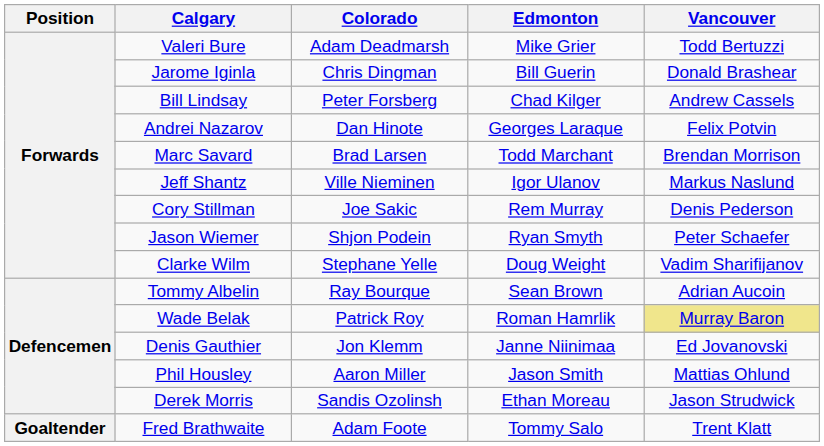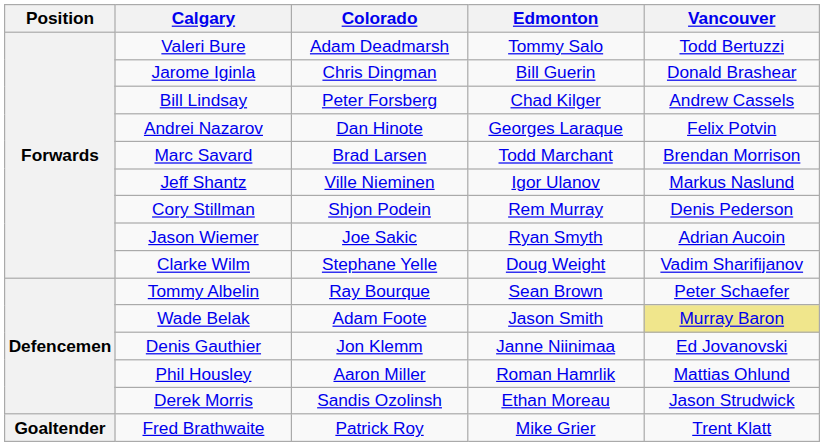(556, 46) Mike Grier -> (556, 46) Tommy Salo
(380, 210) Joe Sakic -> (380, 210) Shjon Podein
(380, 237) Shjon Podein -> (380, 237) Joe Sakic
(732, 237) Peter Schaefer -> (732, 237) Adrian Aucoin
(732, 292) Adrian Aucoin -> (732, 292) Peter Schaefer
(380, 319) Patrick Roy -> (380, 319) Adam Foote
(556, 319) Roman Hamrlik -> (556, 319) Jason Smith
(556, 374) Jason Smith -> (556, 374) Roman Hamrlik
(380, 428) Adam Foote -> (380, 428) Patrick Roy
(556, 428) Tommy Salo -> (556, 428) Mike Grier
